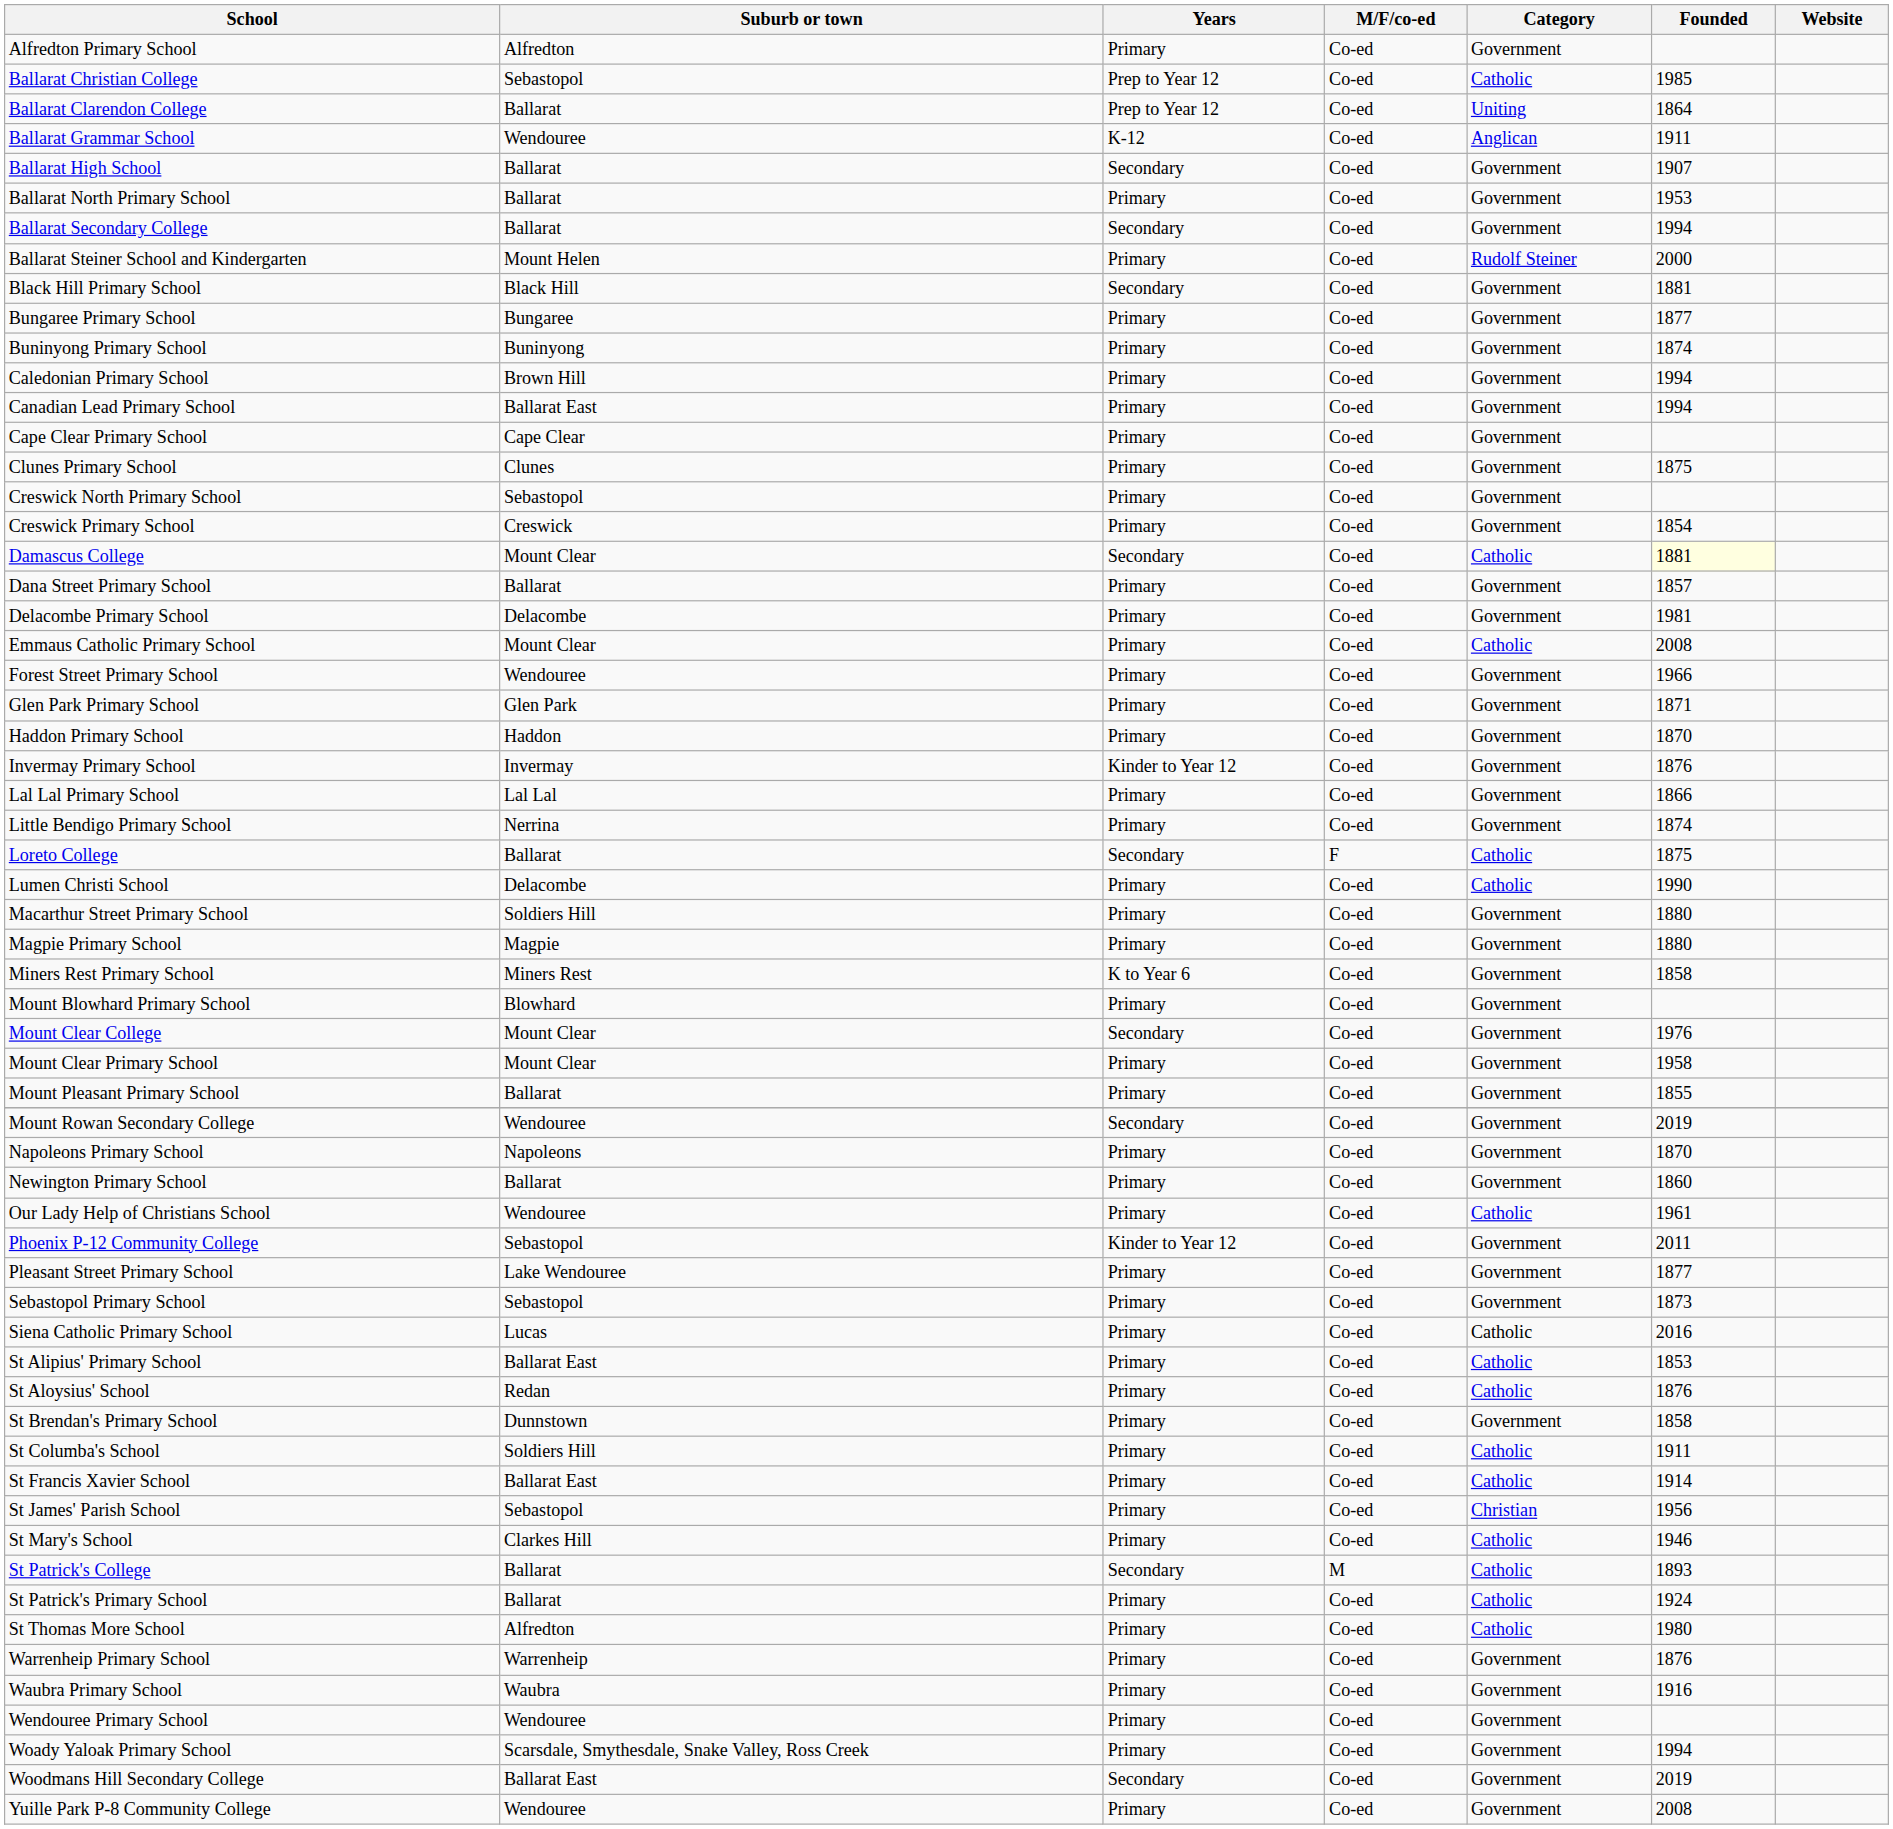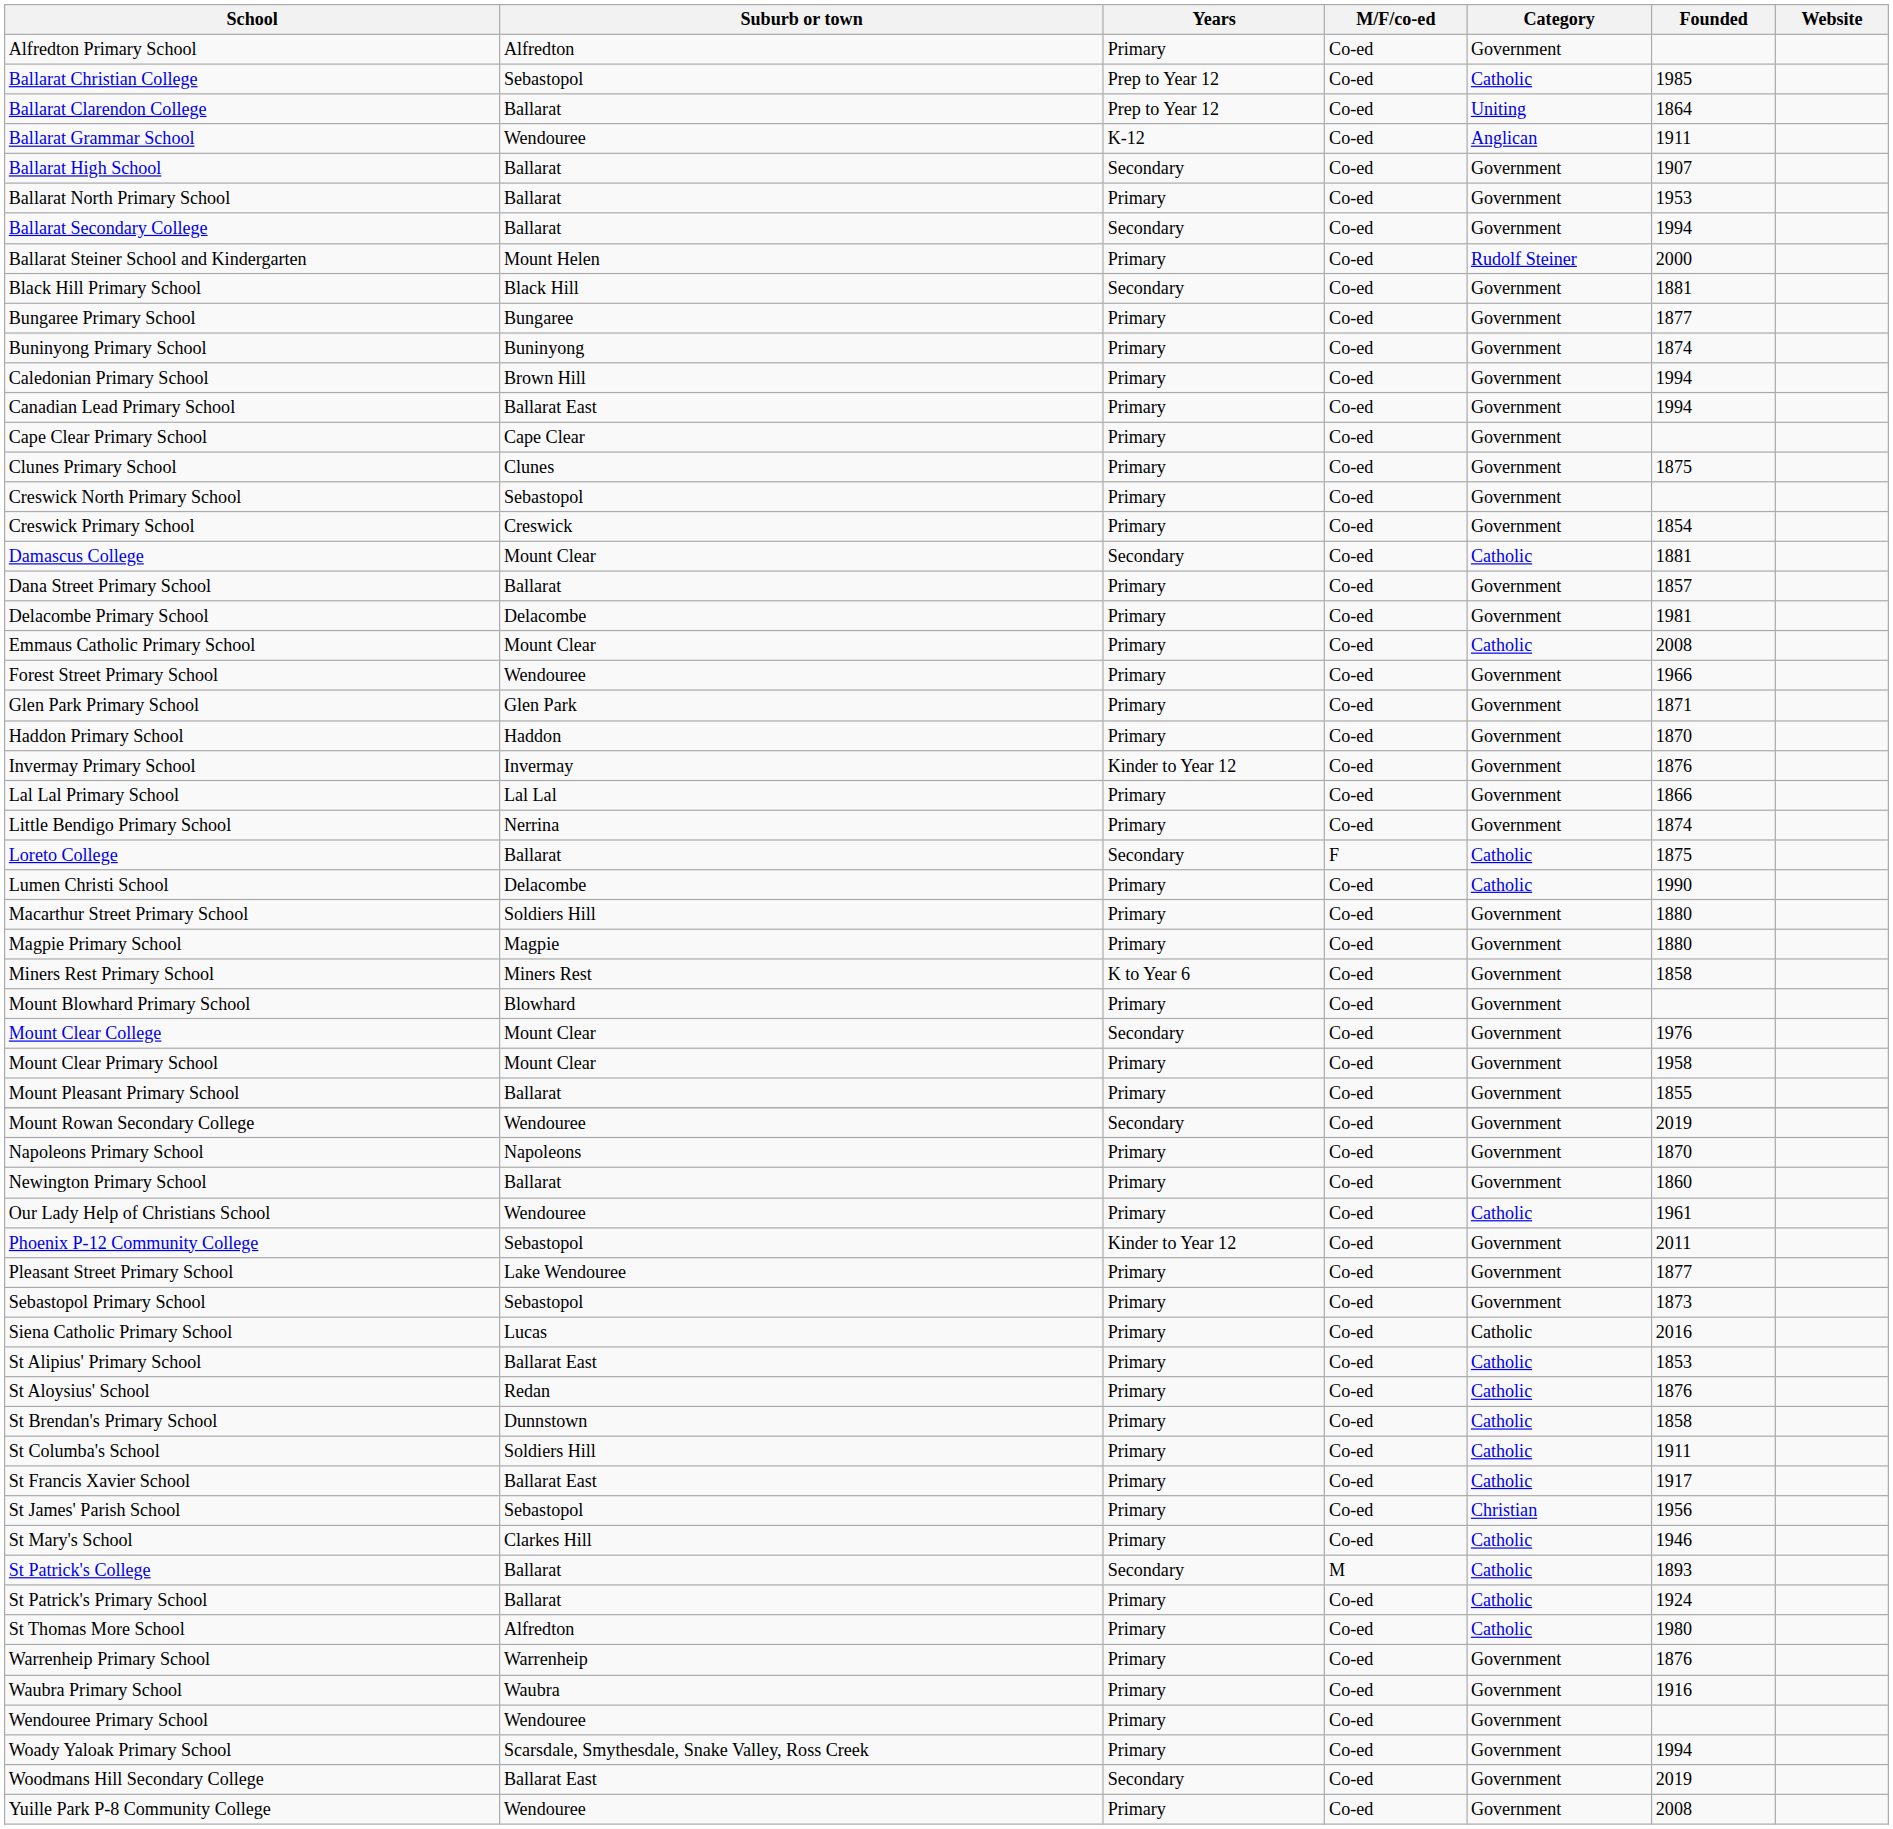(1674, 556) lightyellow background -> (1674, 556) no background
(1516, 1421) Government -> (1502, 1421) Catholic
(1674, 1480) 1914 -> (1674, 1480) 1917
